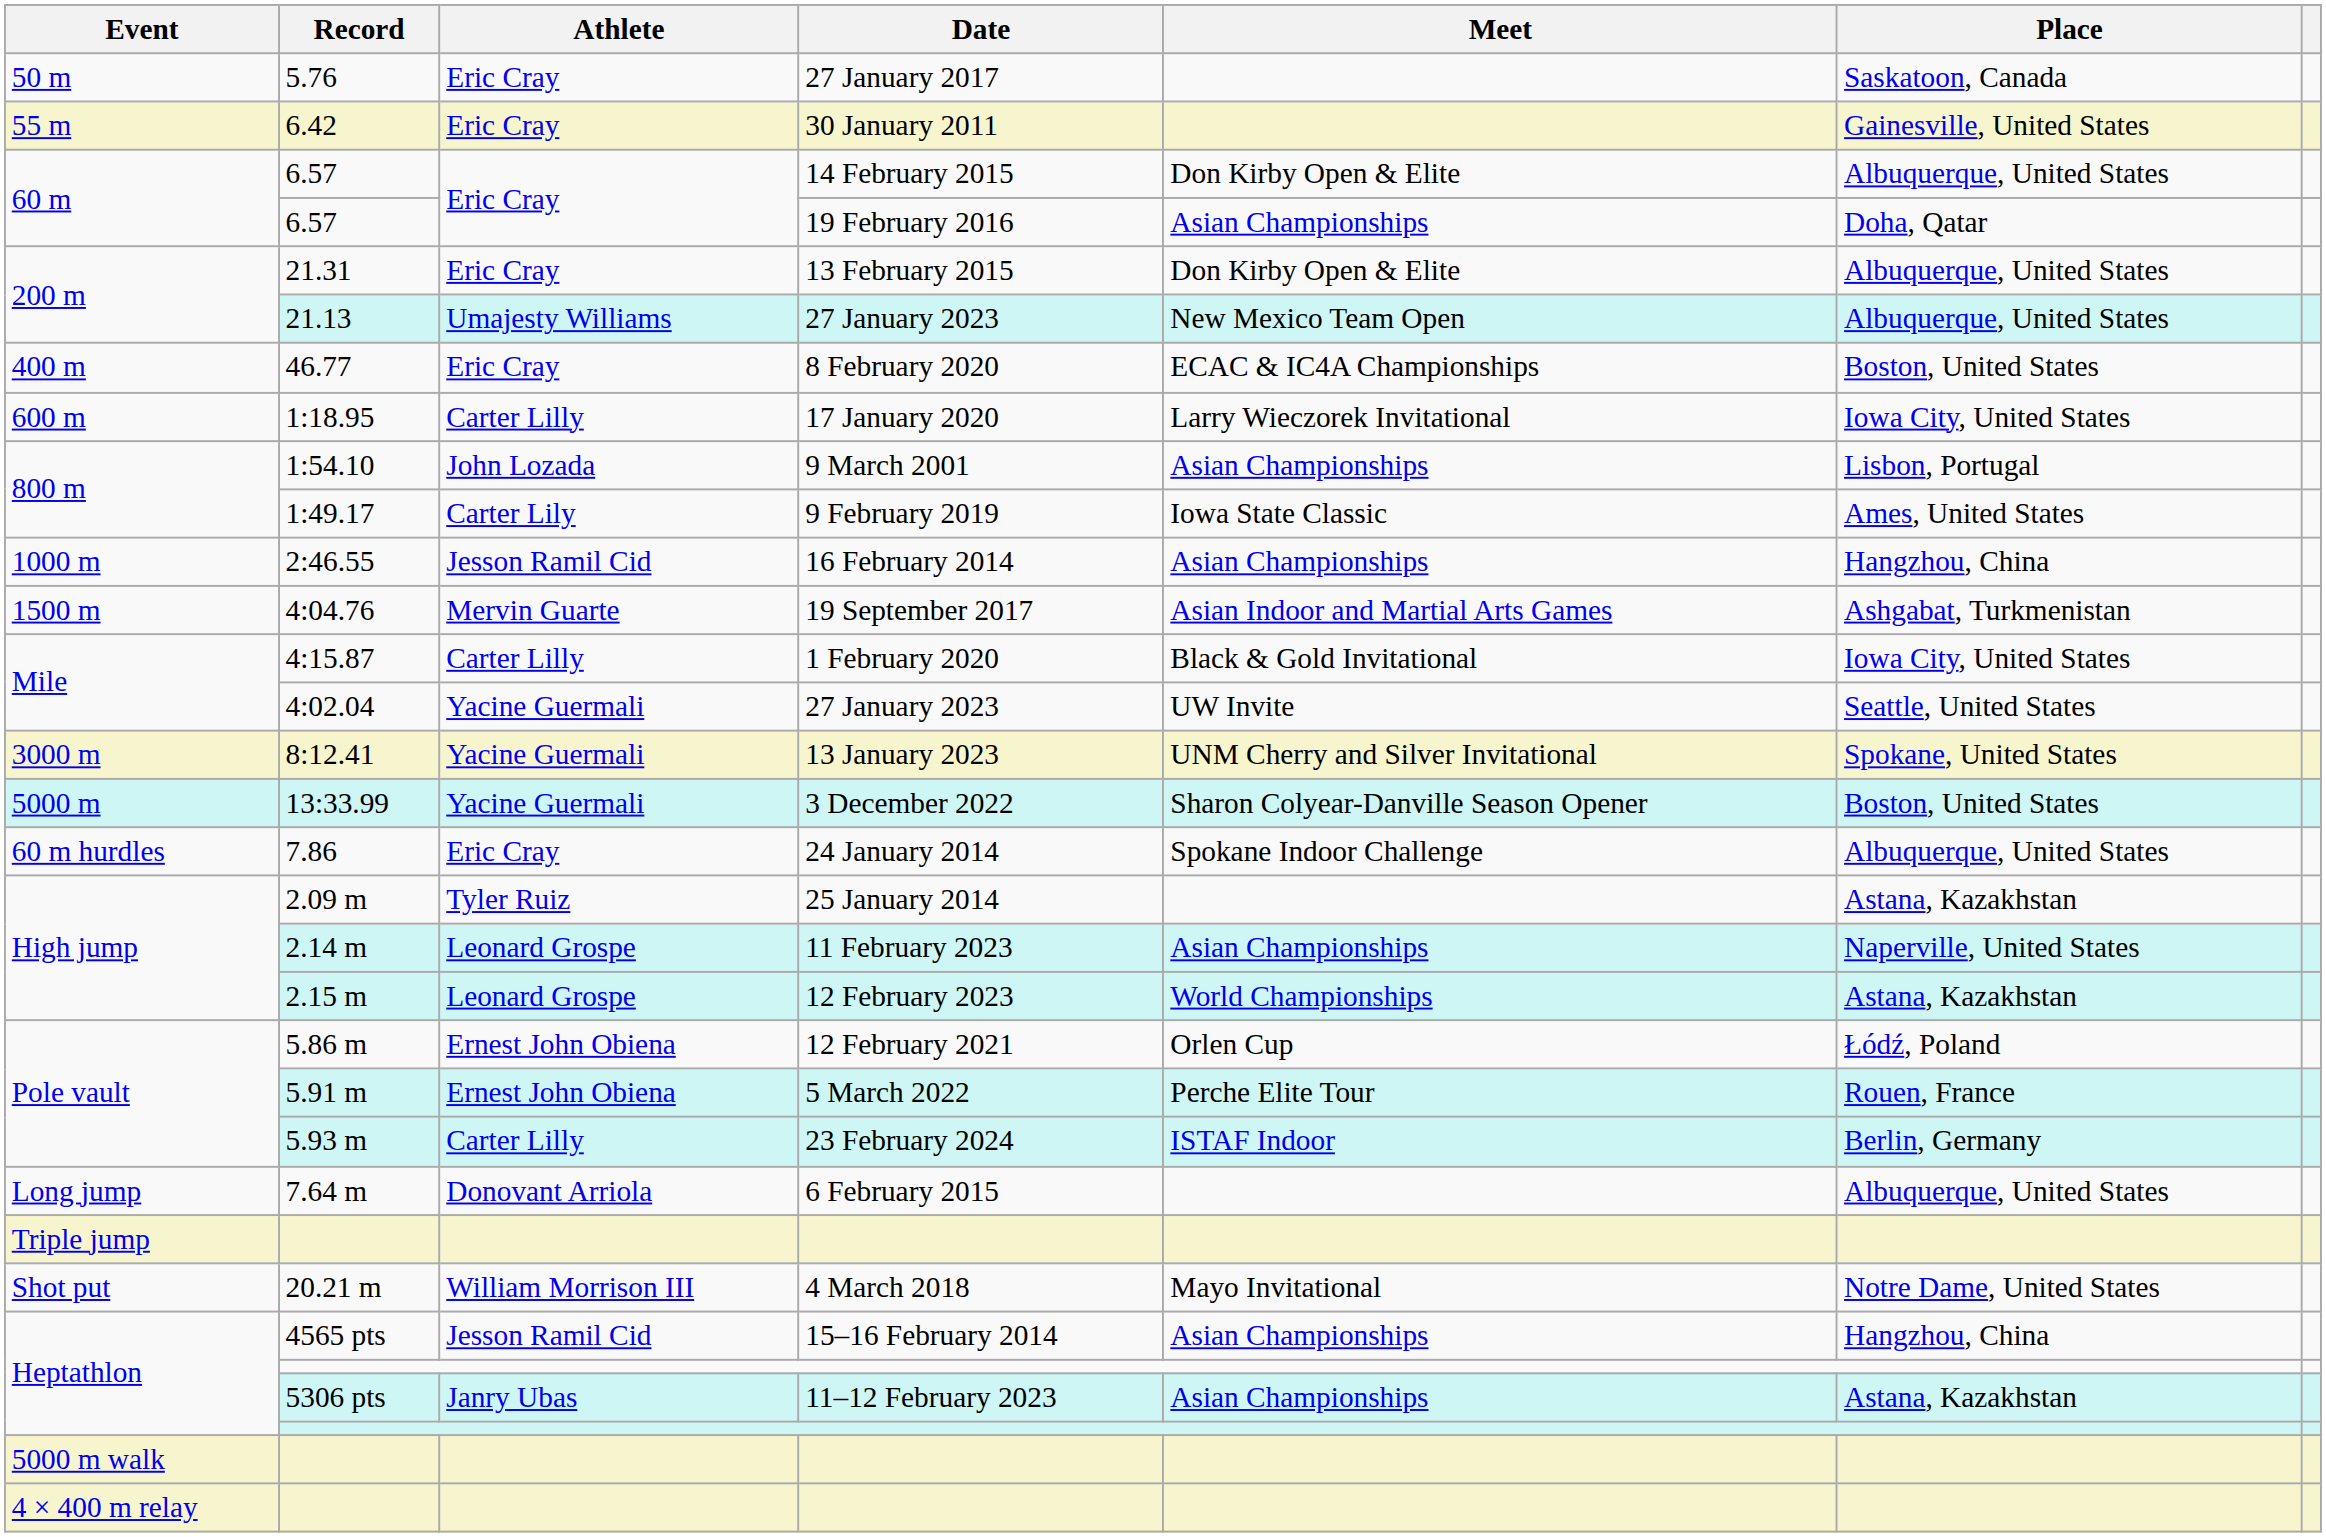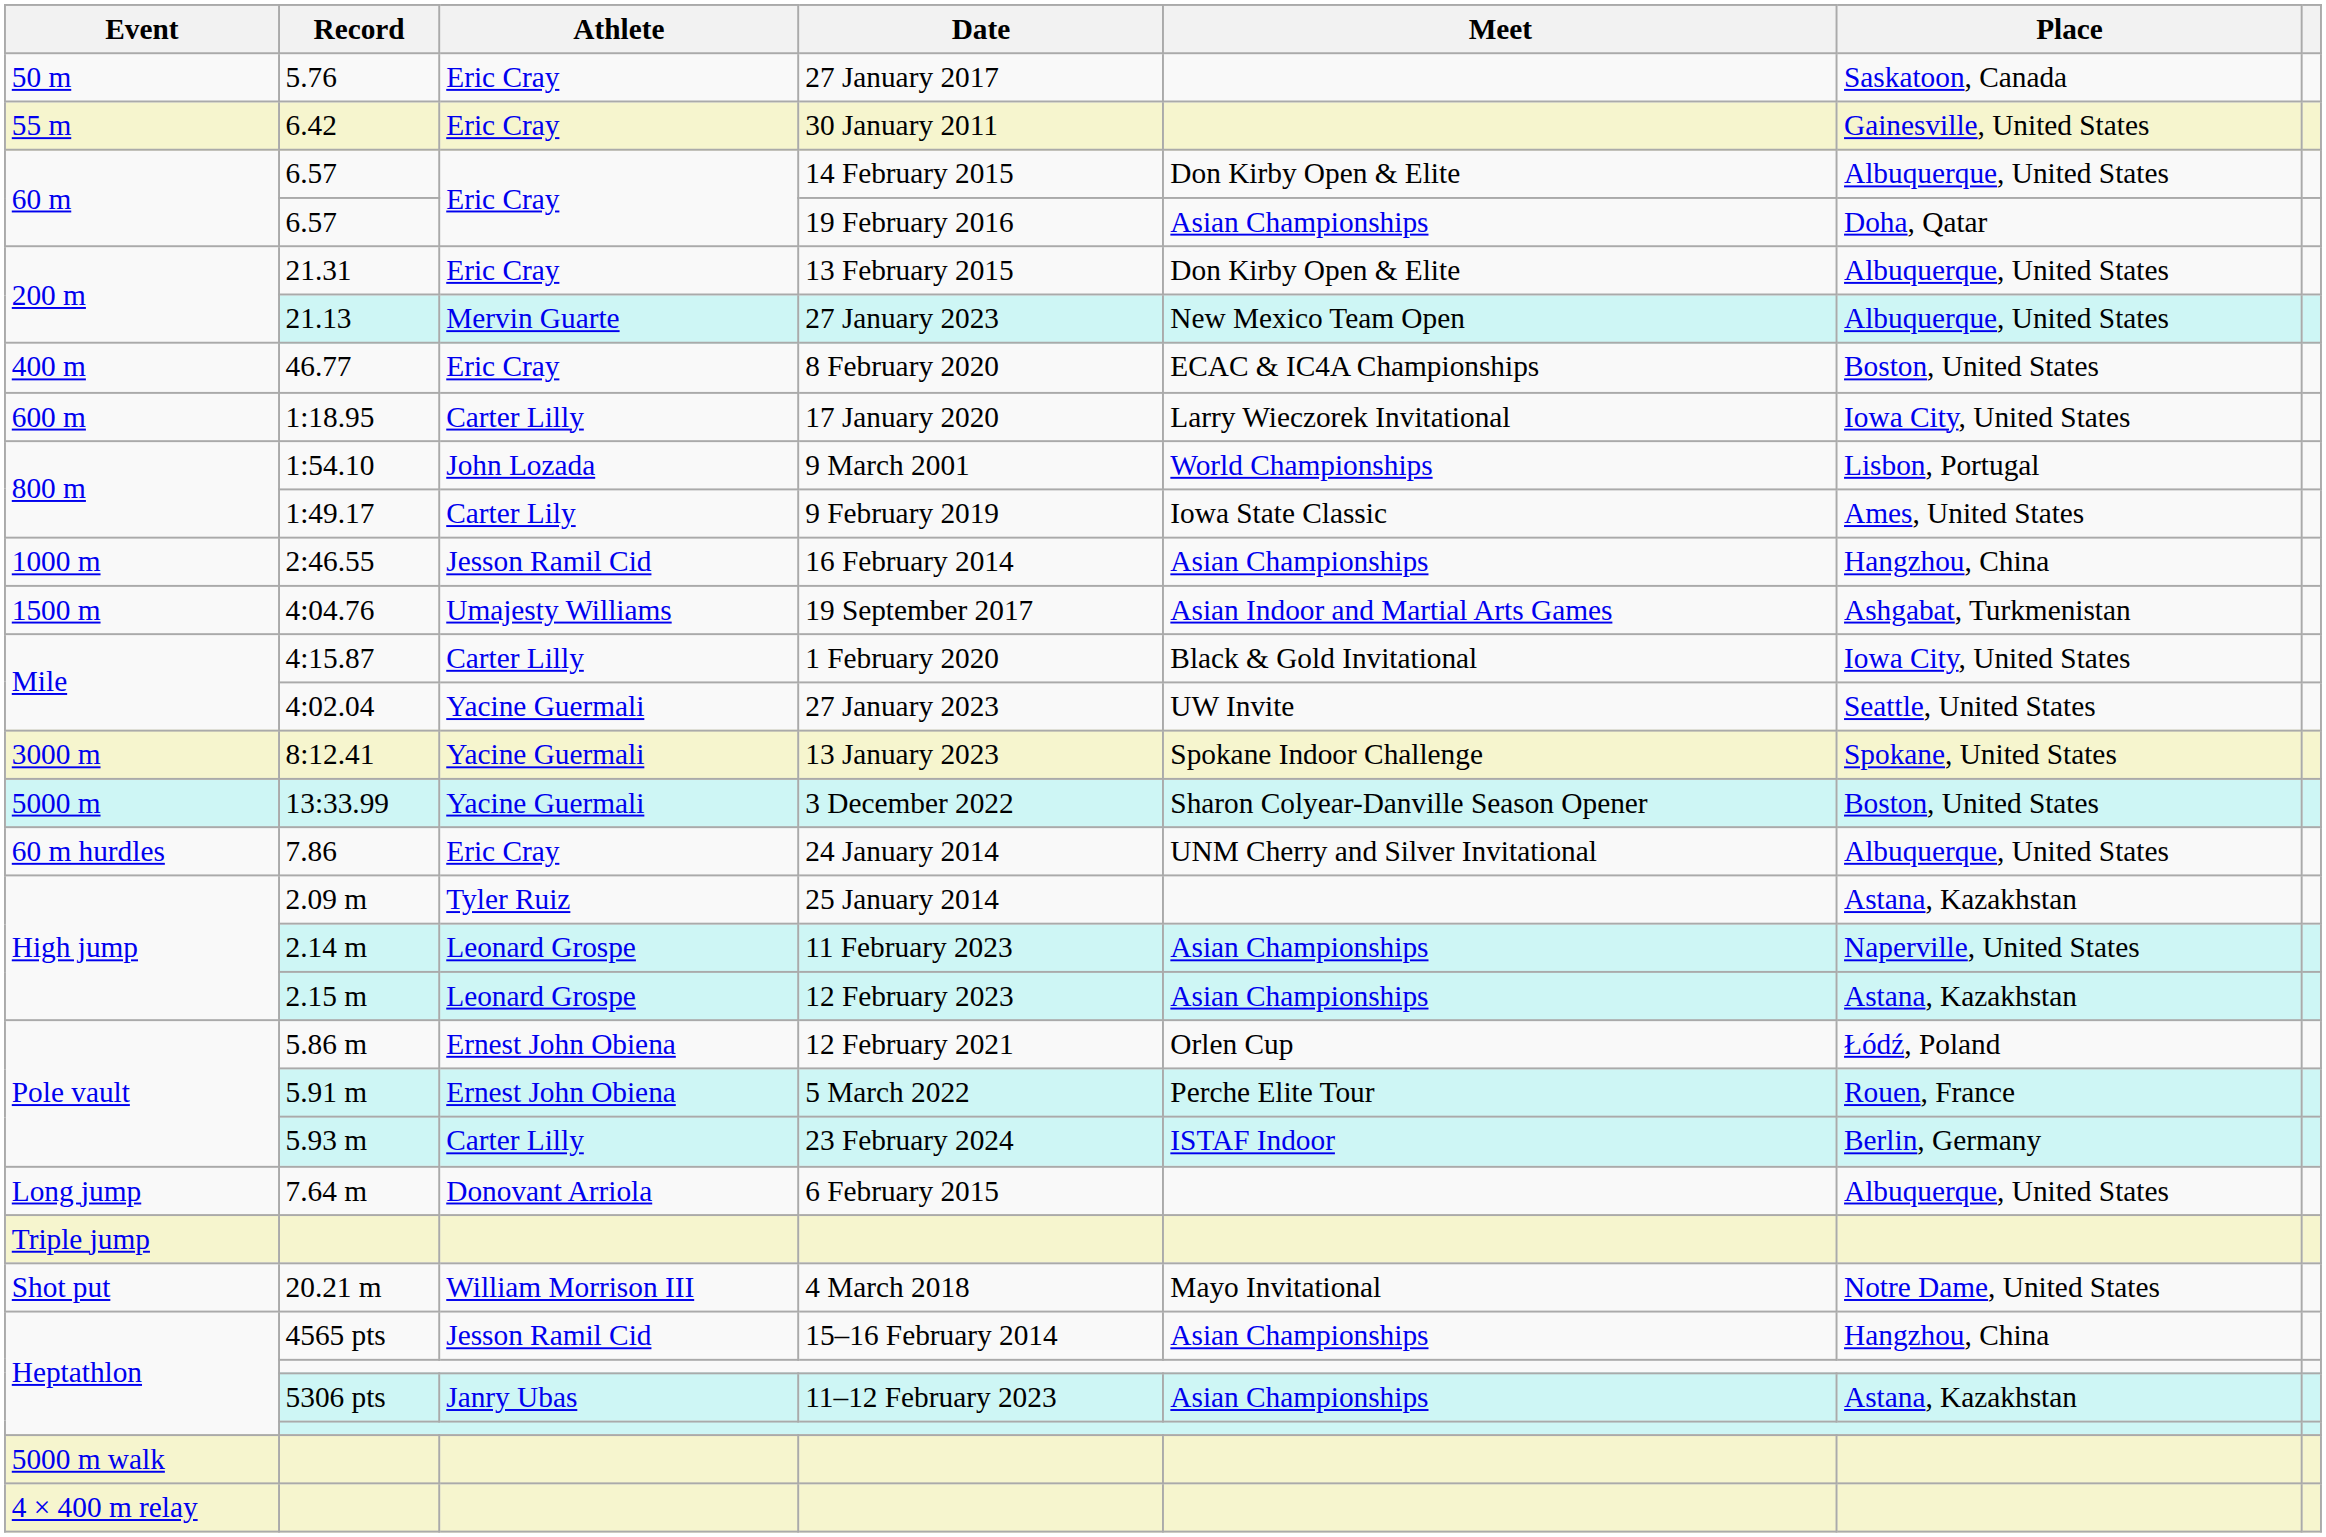(559, 319) Umajesty Williams -> (533, 319) Mervin Guarte
(1299, 464) Asian Championships -> (1301, 464) World Championships
(533, 609) Mervin Guarte -> (559, 609) Umajesty Williams
(1384, 754) UNM Cherry and Silver Invitational -> (1327, 754) Spokane Indoor Challenge
(1327, 851) Spokane Indoor Challenge -> (1384, 851) UNM Cherry and Silver Invitational
(1301, 996) World Championships -> (1299, 996) Asian Championships
